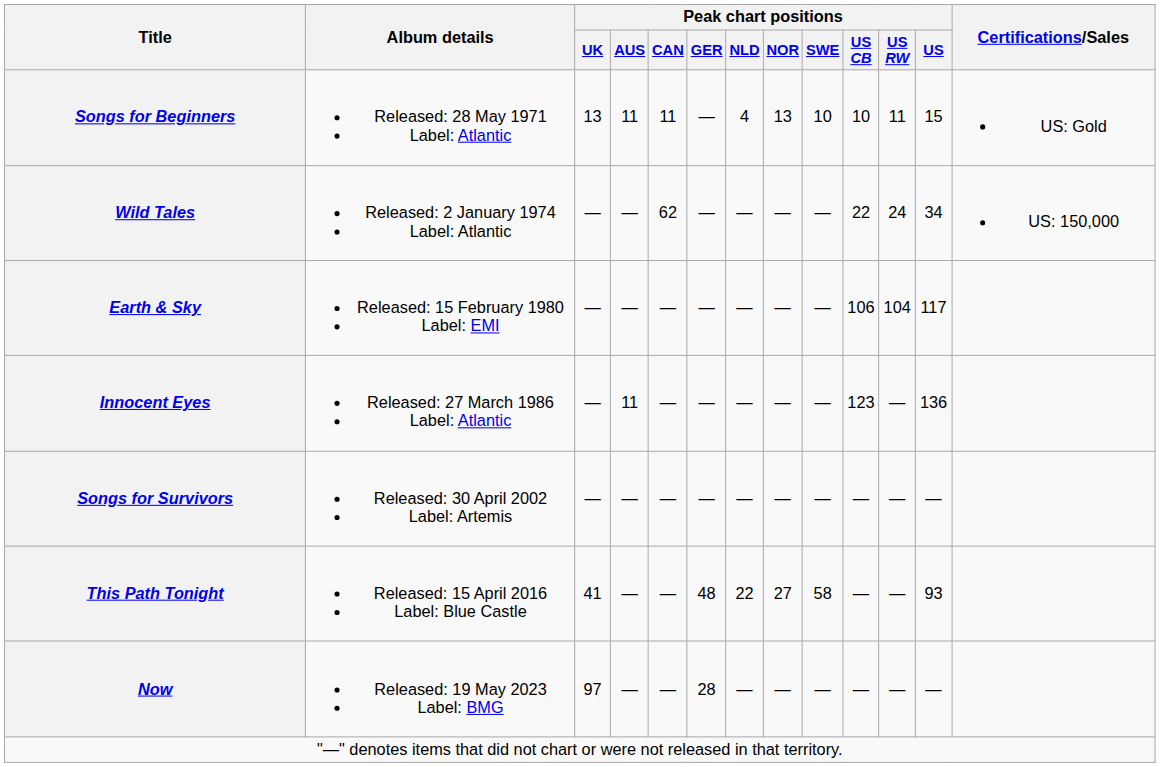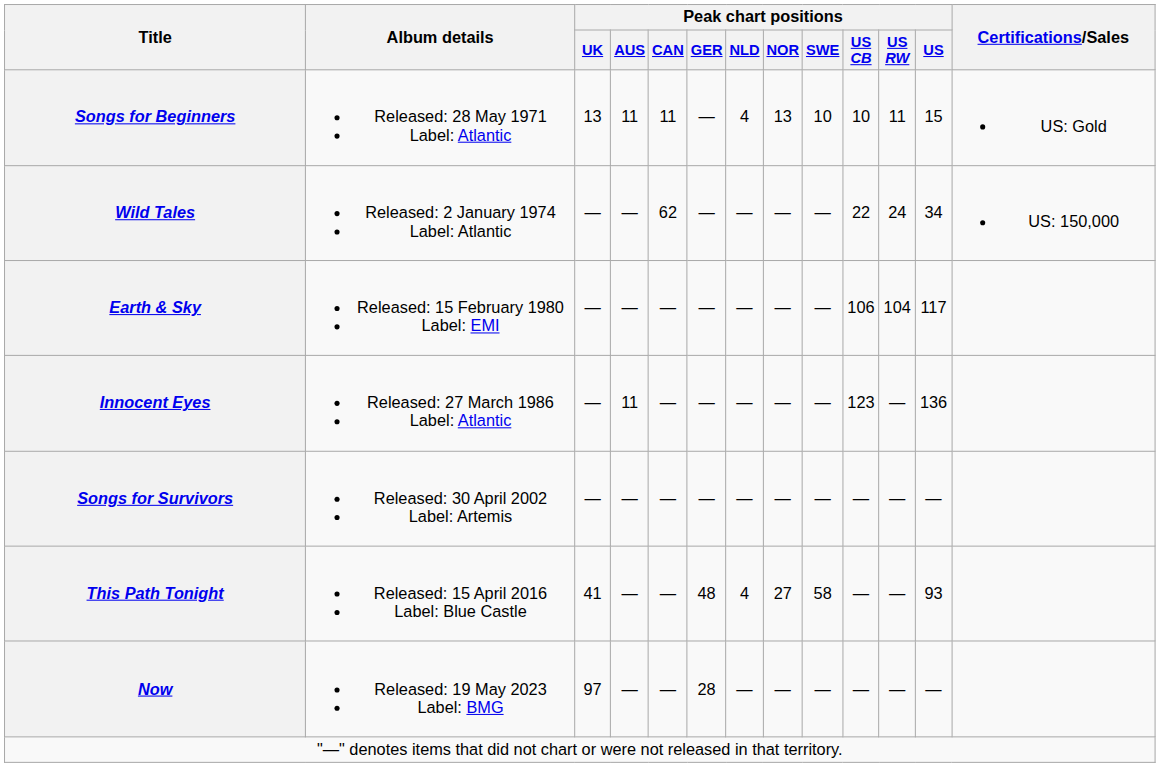(744, 593) 22 -> (744, 593) 4
